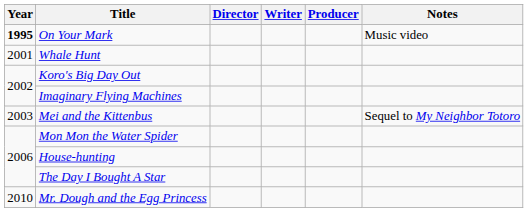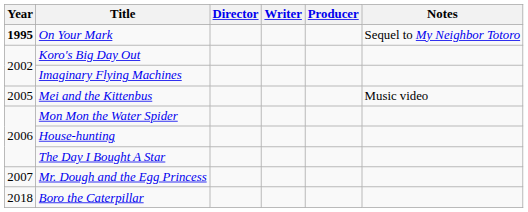(396, 34) Music video -> (442, 34) Sequel to My Neighbor Totoro
- row: (70, 55)
(20, 116) 2003 -> (20, 95) 2005
(442, 116) Sequel to My Neighbor Totoro -> (396, 95) Music video
(20, 197) 2010 -> (20, 177) 2007
+ row: (91, 197)
